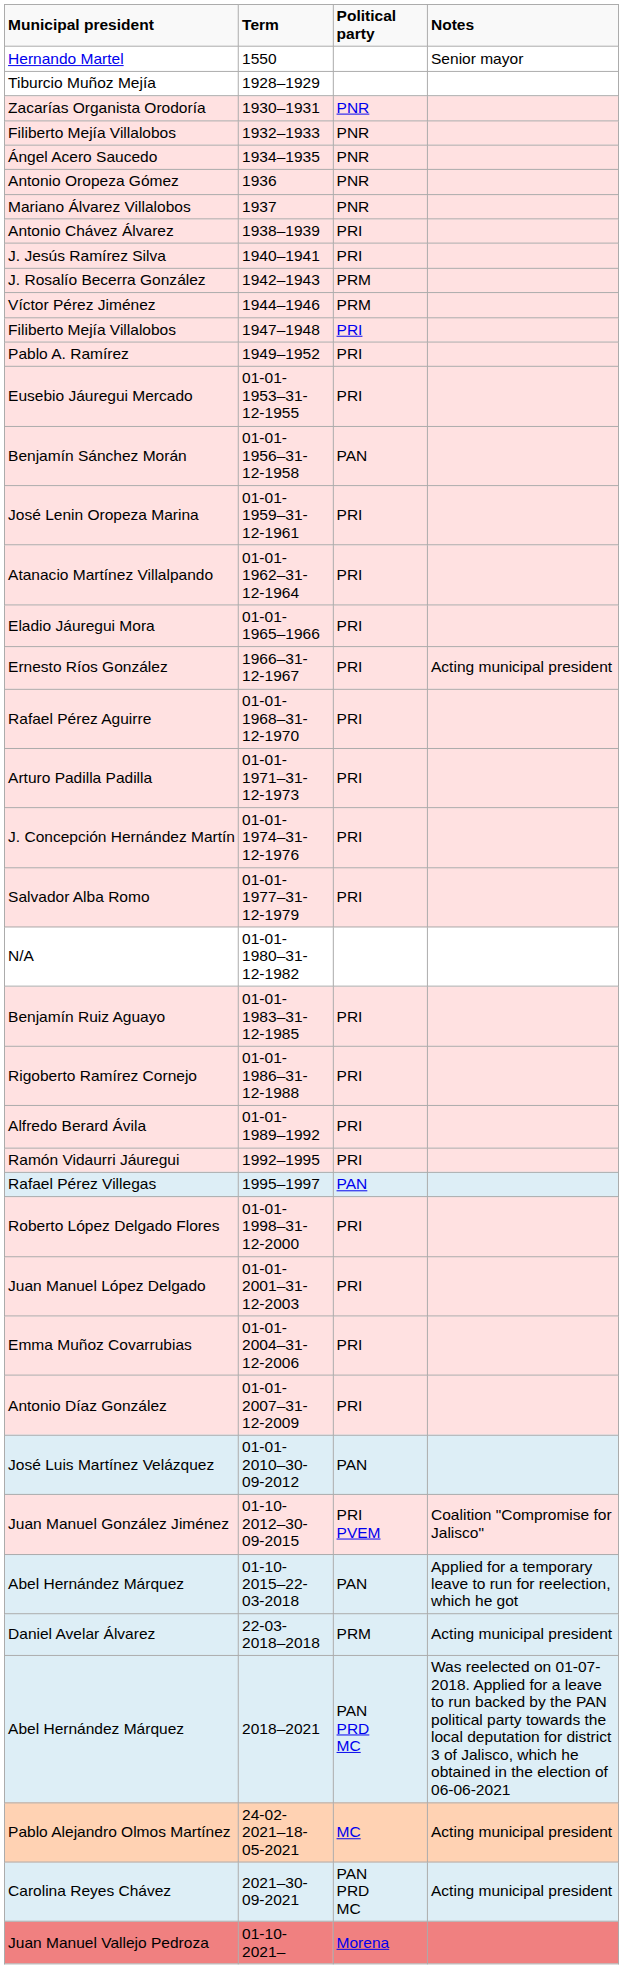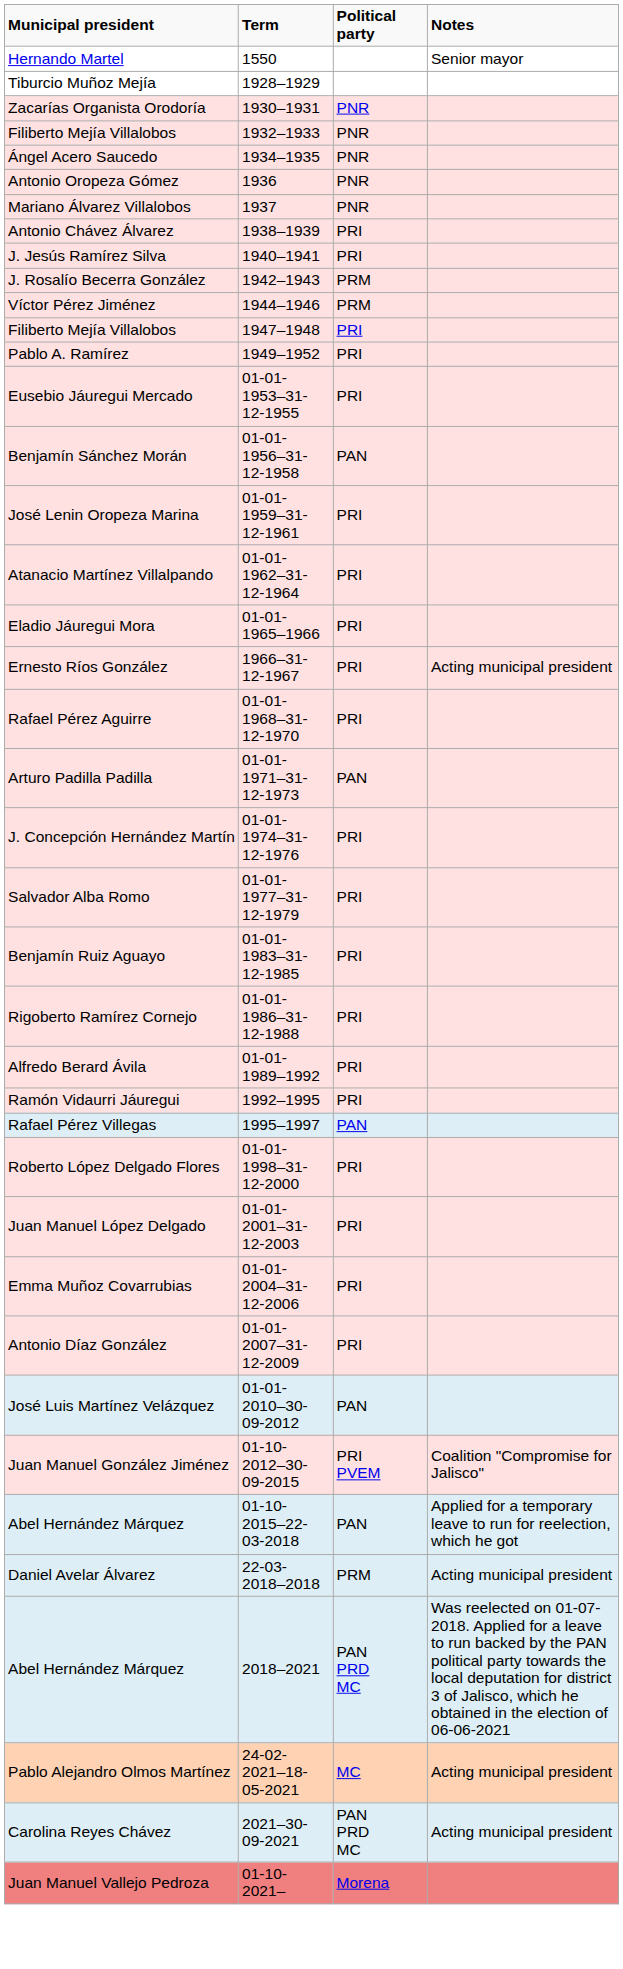(349, 778) PRI -> (352, 778) PAN
- row: (21, 956)
